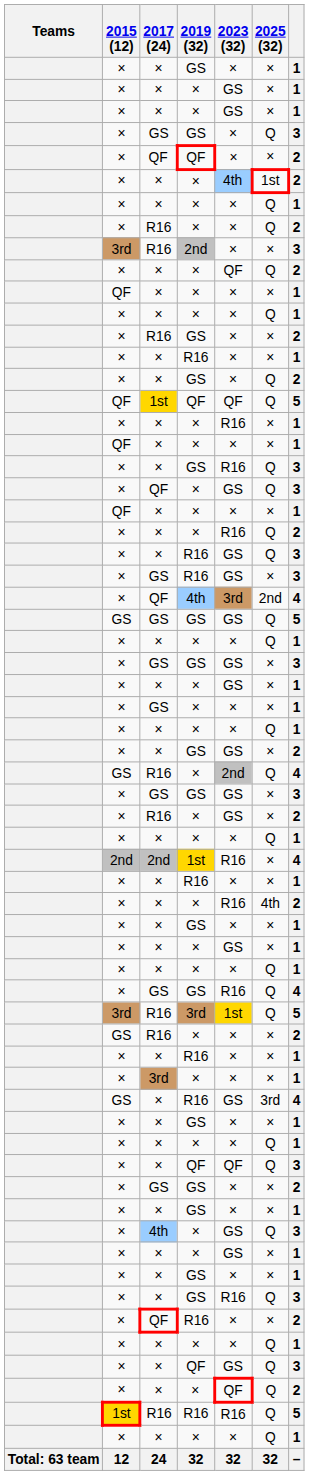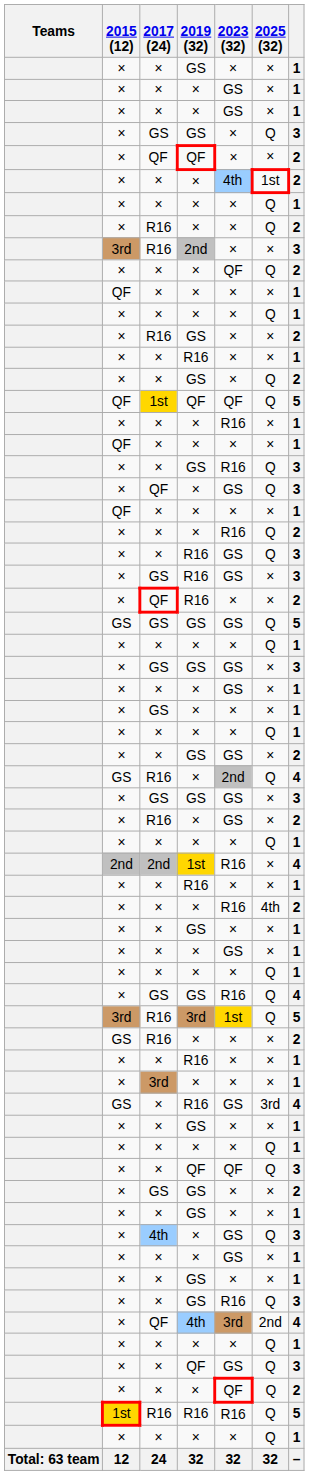rows swapped: (159, 598) <-> (159, 1321)
